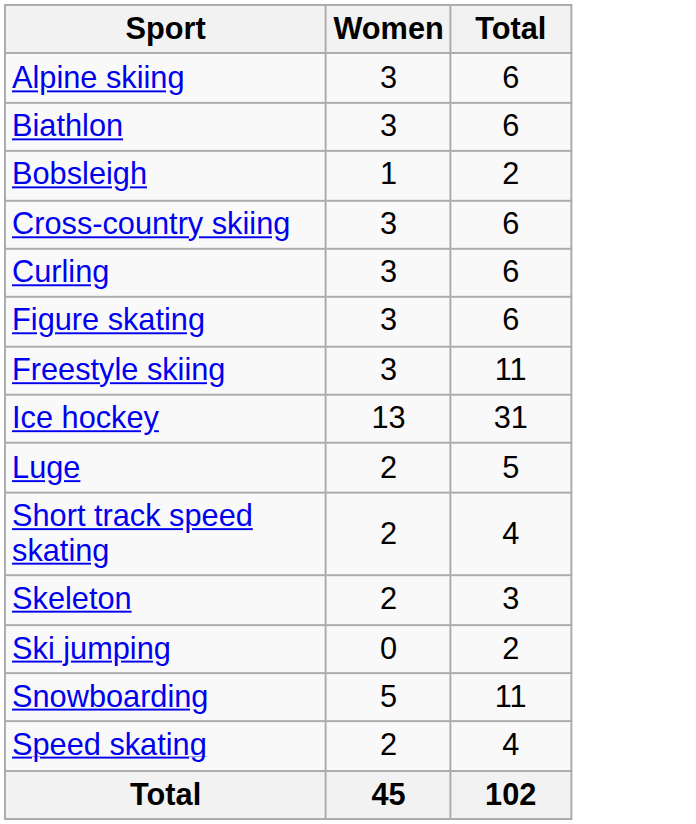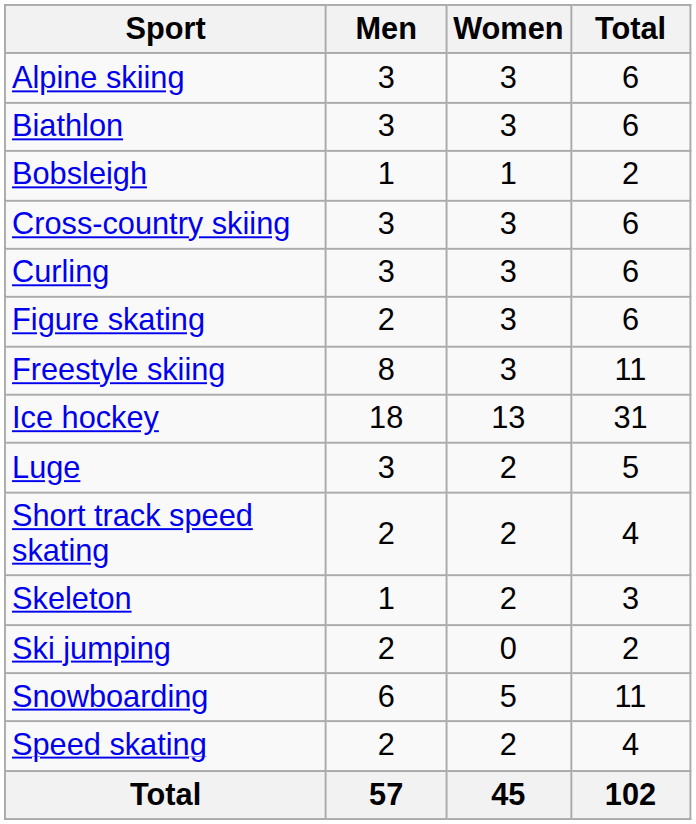+ column: (386, 28)
